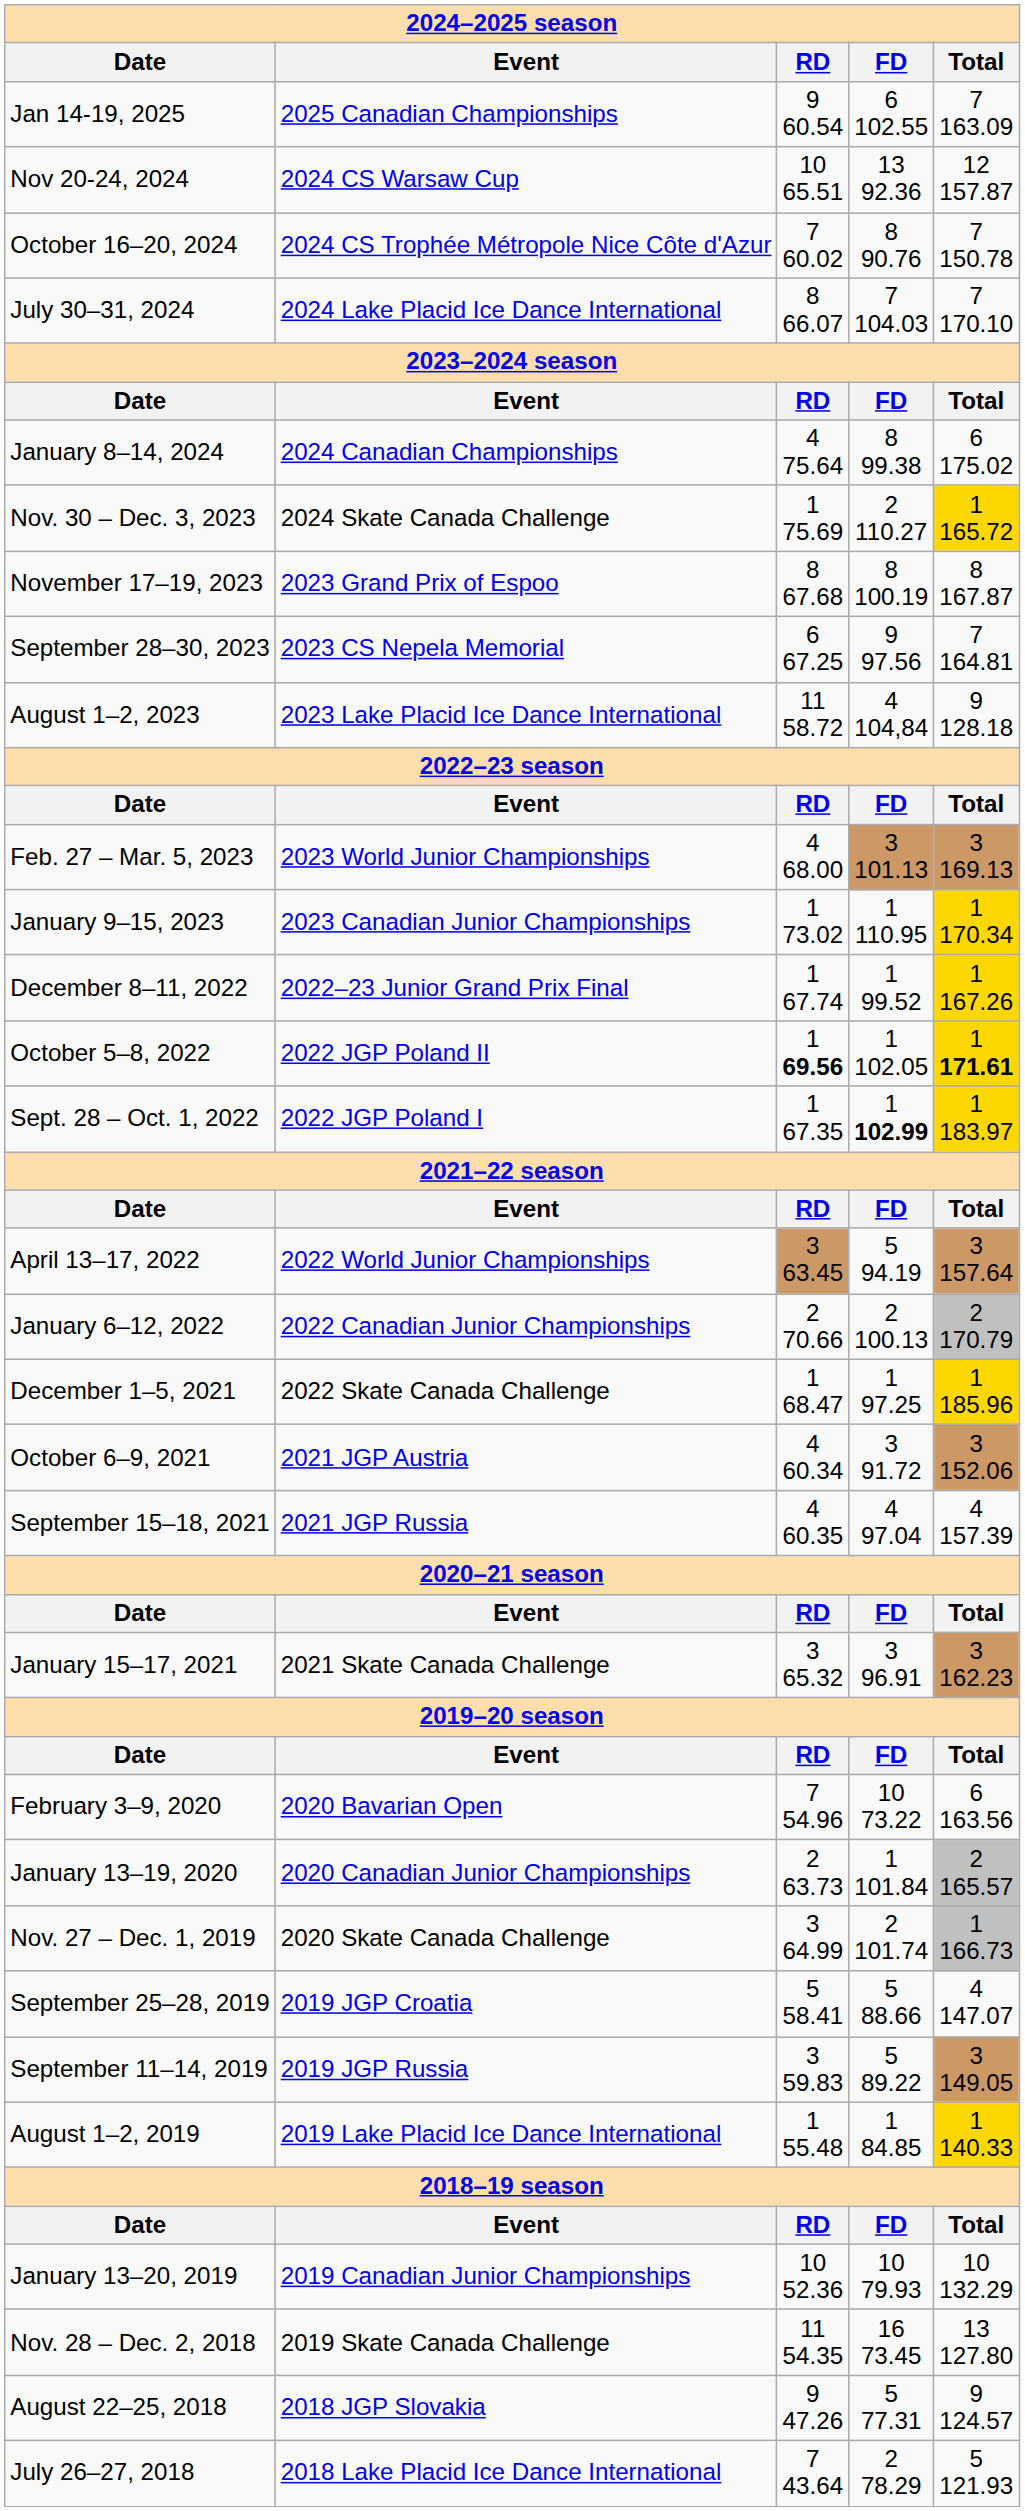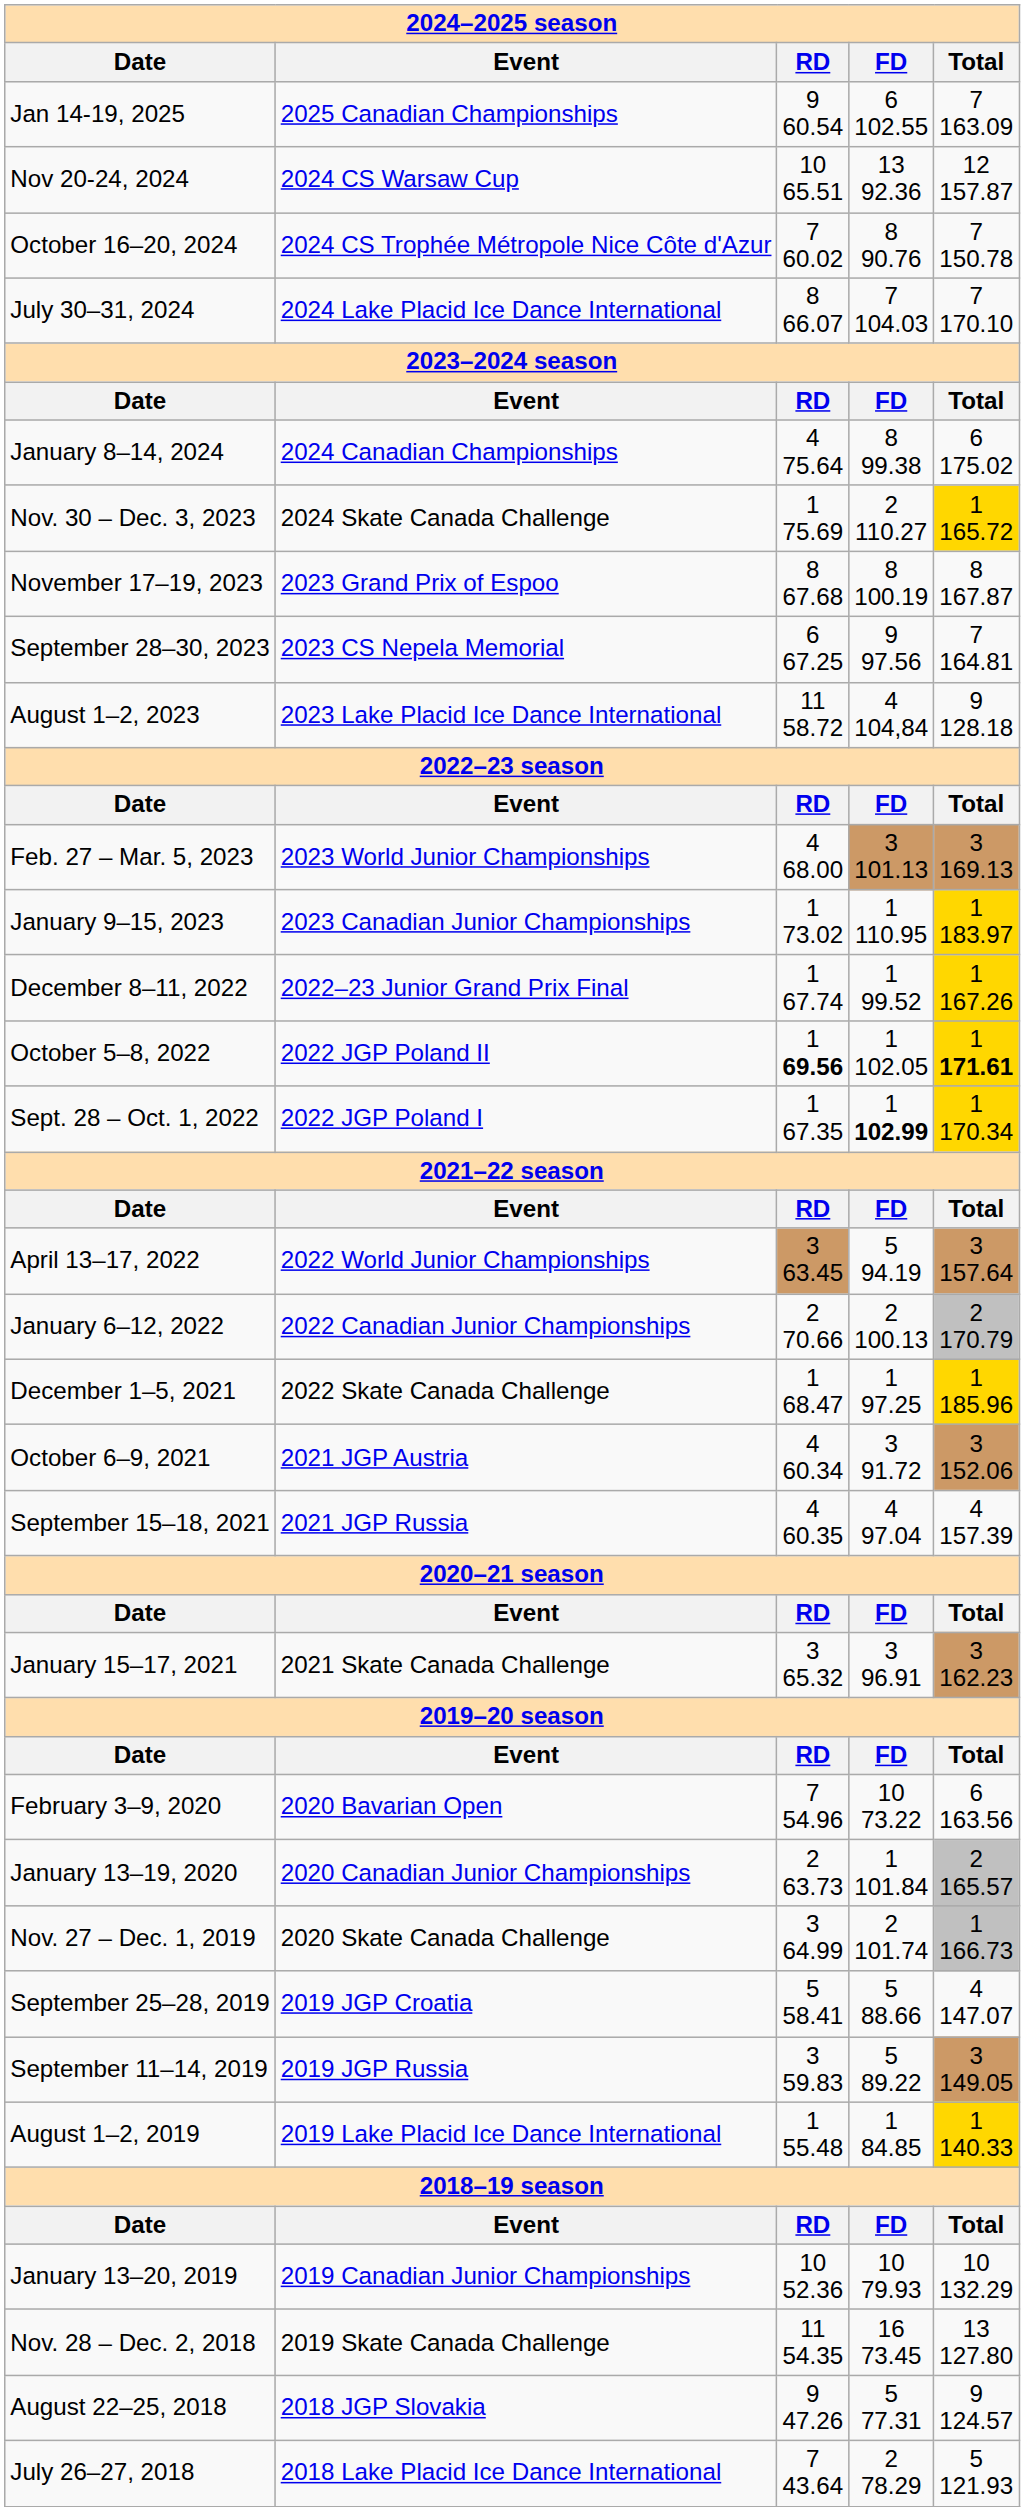(976, 922) 1 170.34 -> (976, 922) 1 183.97
(976, 1118) 1 183.97 -> (976, 1118) 1 170.34
